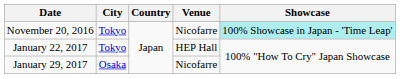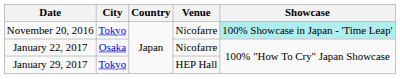(112, 47) Tokyo -> (112, 47) Osaka
(196, 47) HEP Hall -> (196, 47) Nicofarre
(112, 64) Osaka -> (112, 64) Tokyo
(196, 64) Nicofarre -> (196, 64) HEP Hall
